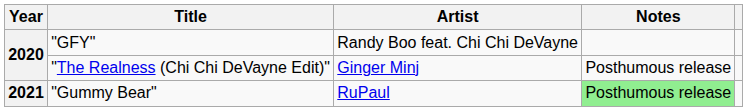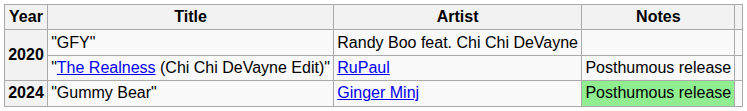(378, 67) Ginger Minj -> (364, 67) RuPaul
(26, 93) 2021 -> (26, 93) 2024
(364, 93) RuPaul -> (378, 93) Ginger Minj
